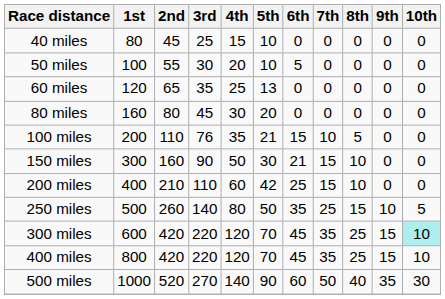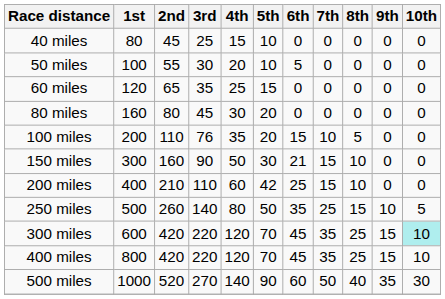(268, 88) 13 -> (268, 88) 15
(268, 137) 21 -> (268, 137) 20
